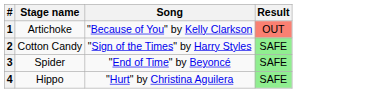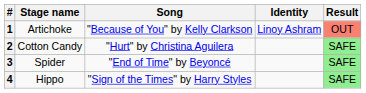+ column: (289, 12)
(170, 46) "Sign of the Times" by Harry Styles -> (170, 46) "Hurt" by Christina Aguilera
(170, 79) "Hurt" by Christina Aguilera -> (170, 79) "Sign of the Times" by Harry Styles
